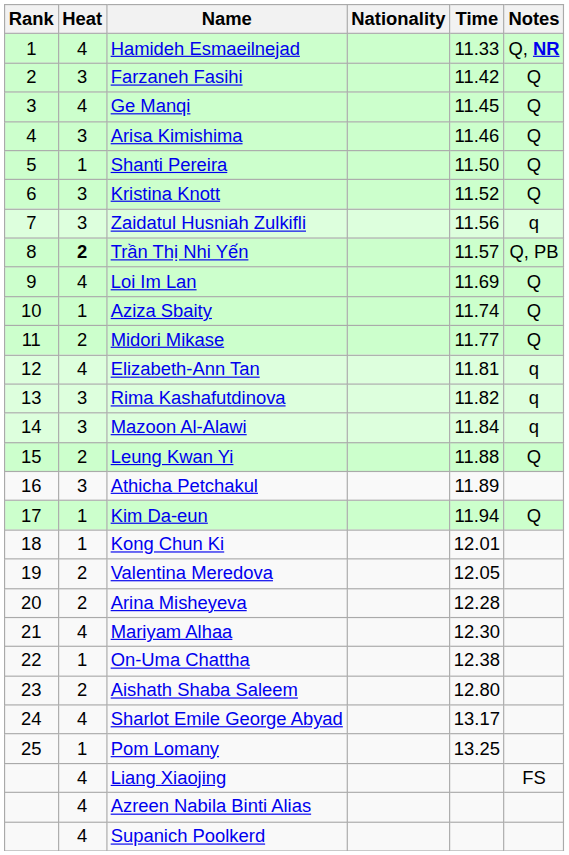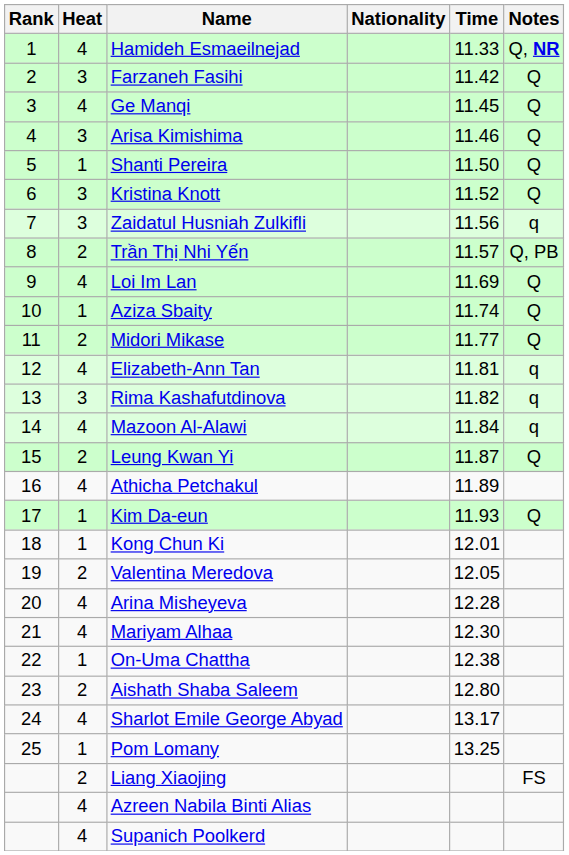(82, 252) bold -> (82, 252) normal
(82, 427) 3 -> (82, 427) 4
(477, 456) 11.88 -> (477, 456) 11.87
(82, 485) 3 -> (82, 485) 4
(477, 515) 11.94 -> (477, 515) 11.93
(82, 602) 2 -> (82, 602) 4
(82, 777) 4 -> (82, 777) 2
